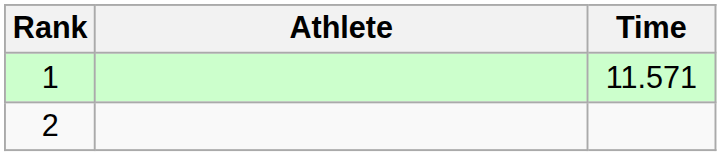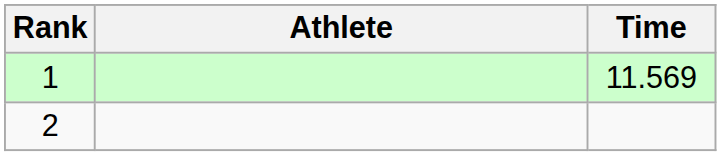(651, 77) 11.571 -> (651, 77) 11.569
